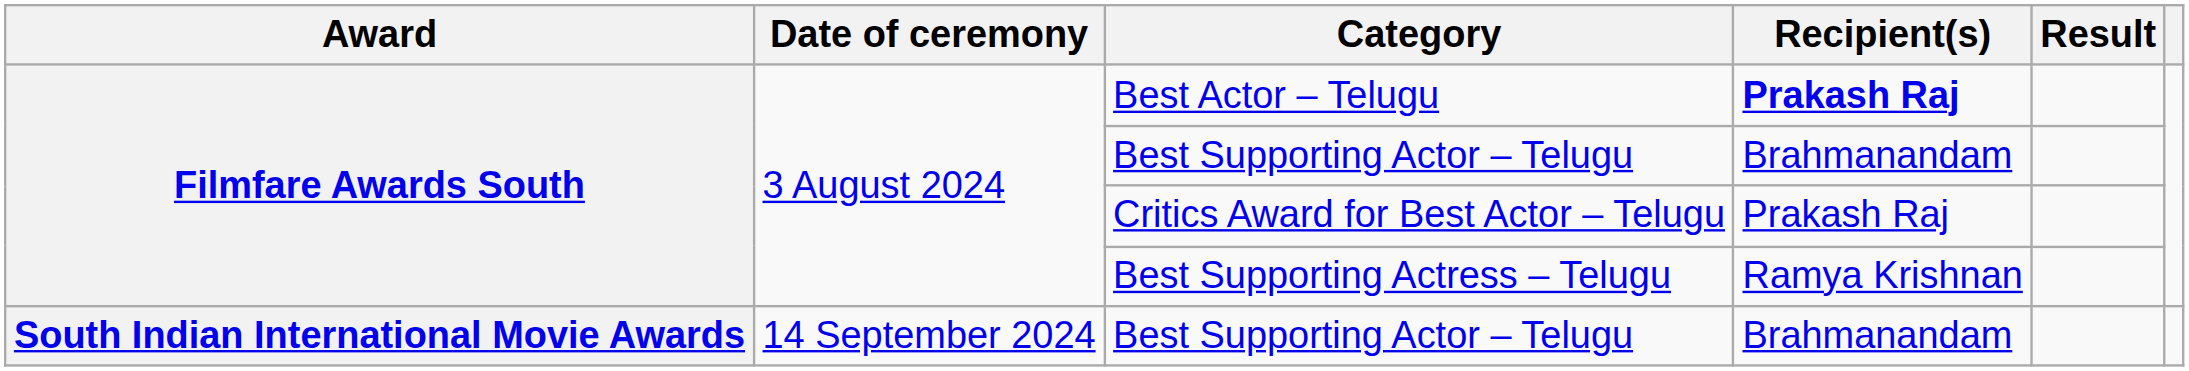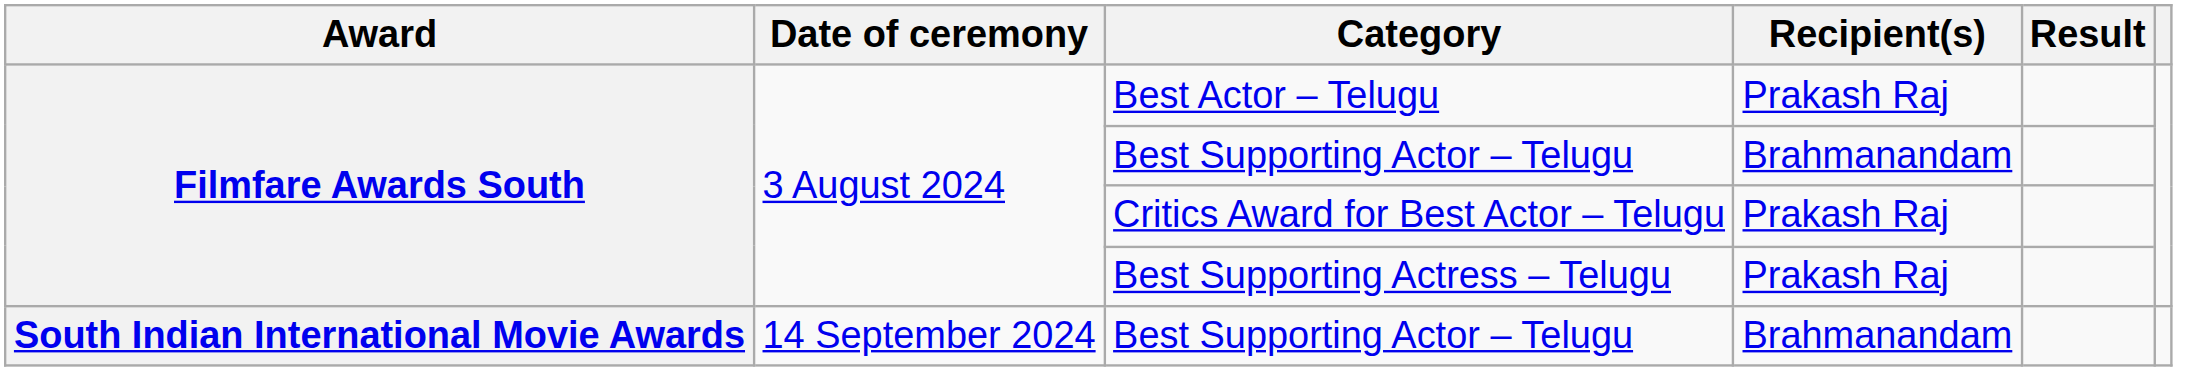(1851, 94) bold -> (1846, 94) normal
(1883, 275) Ramya Krishnan -> (1846, 275) Prakash Raj
